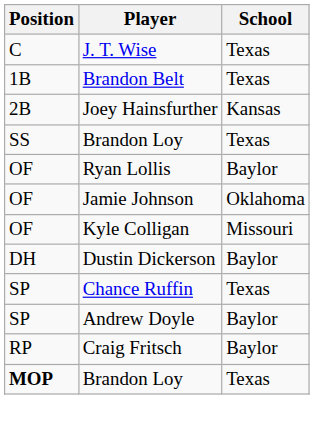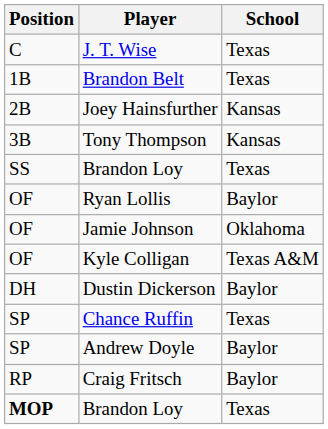+ row: (20, 139)
(260, 229) Missouri -> (272, 259) Texas A&M
